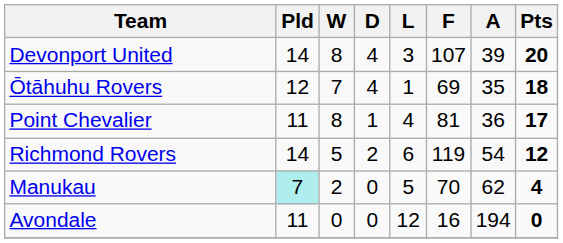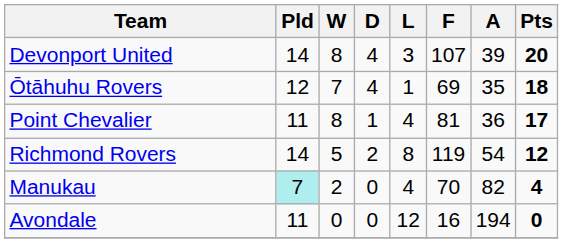(408, 154) 6 -> (408, 154) 8
(408, 187) 5 -> (408, 187) 4
(493, 187) 62 -> (493, 187) 82
